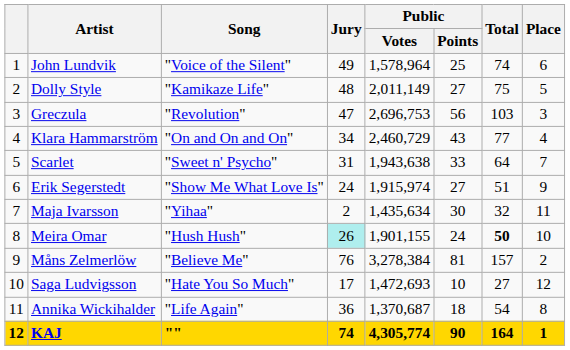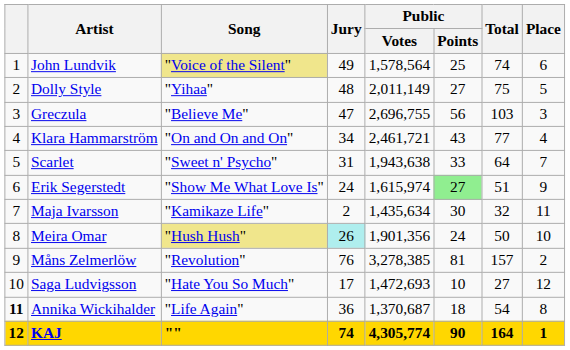(228, 65) no background -> (228, 65) khaki background
(399, 65) 1,578,964 -> (399, 65) 1,578,564
(217, 89) "Kamikaze Life" -> (189, 89) "Yihaa"
(205, 114) "Revolution" -> (207, 114) "Believe Me"
(399, 114) 2,696,753 -> (399, 114) 2,696,755
(399, 138) 2,460,729 -> (399, 138) 2,461,721
(399, 187) 1,915,974 -> (399, 187) 1,615,974
(458, 187) no background -> (458, 187) lightgreen background
(189, 211) "Yihaa" -> (217, 211) "Kamikaze Life"
(205, 235) no background -> (205, 235) khaki background
(399, 235) 1,901,155 -> (399, 235) 1,901,356
(502, 235) bold -> (502, 235) normal
(207, 260) "Believe Me" -> (205, 260) "Revolution"
(399, 260) 3,278,384 -> (399, 260) 3,278,385
(16, 308) normal -> (16, 308) bold
